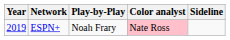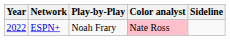(16, 27) 2019 -> (16, 27) 2022
